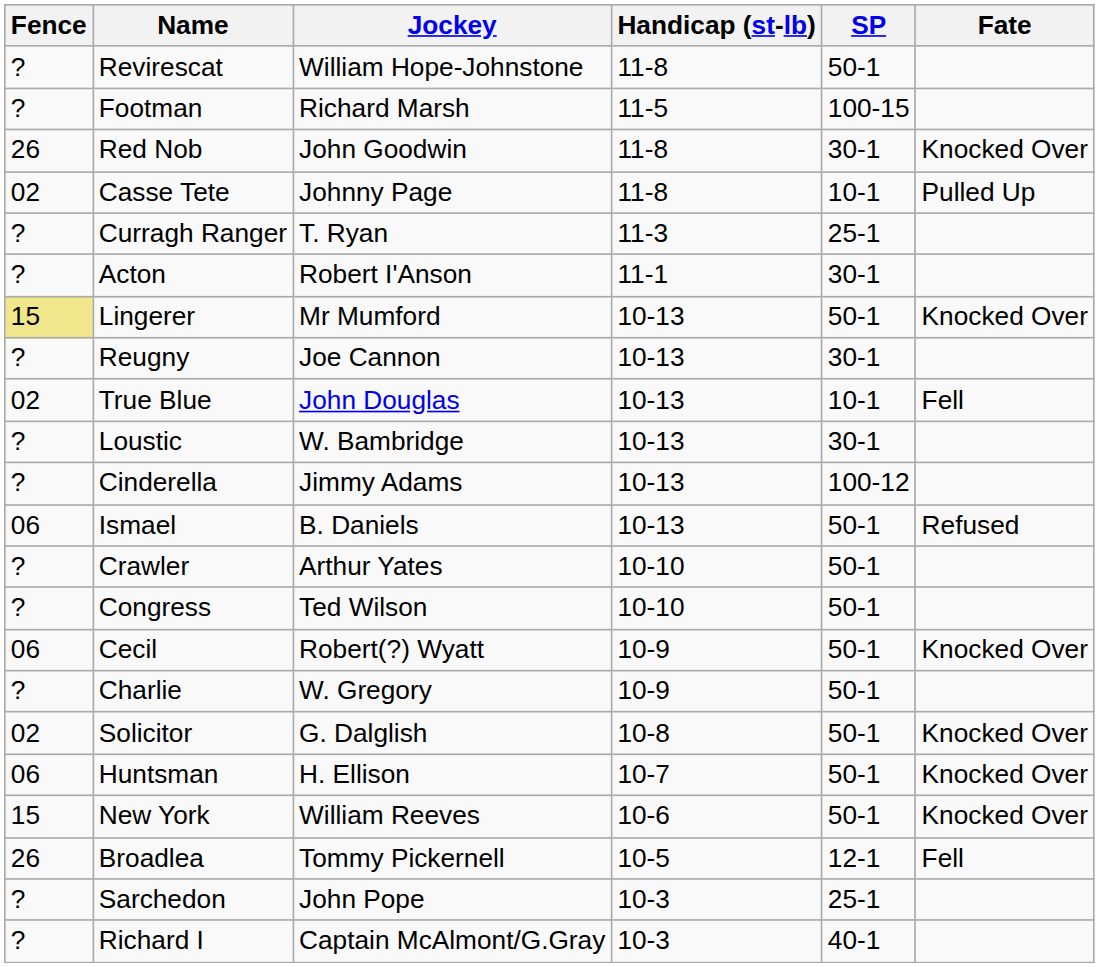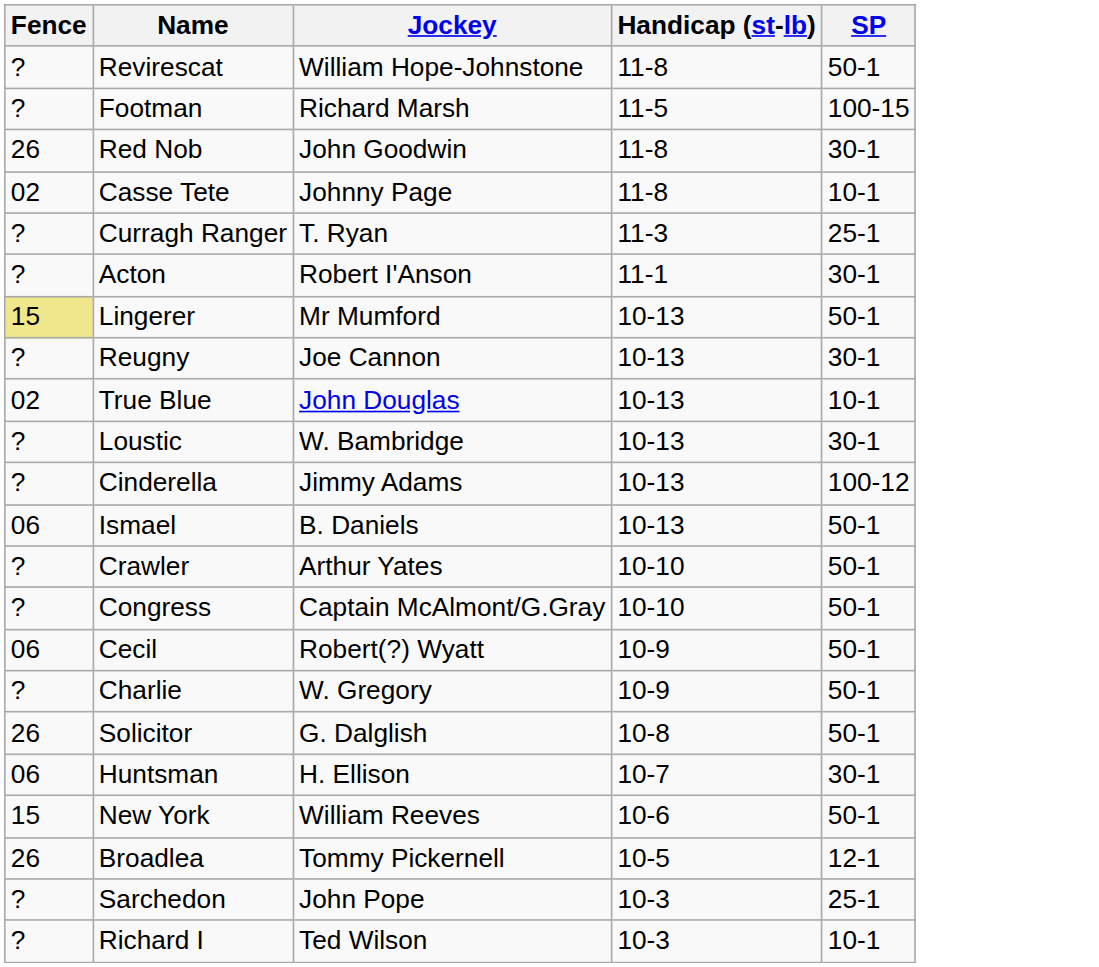- column: (1005, 25)
(363, 607) Ted Wilson -> (452, 607) Captain McAlmont/G.Gray
(25, 732) 02 -> (25, 732) 26
(854, 774) 50-1 -> (854, 774) 30-1
(452, 940) Captain McAlmont/G.Gray -> (363, 940) Ted Wilson
(854, 940) 40-1 -> (854, 940) 10-1
